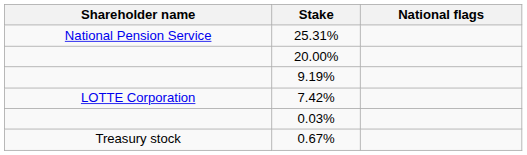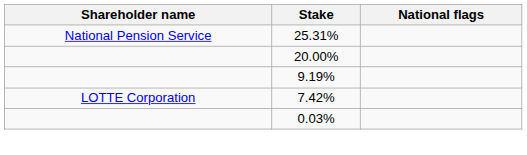- row: (316, 139)
